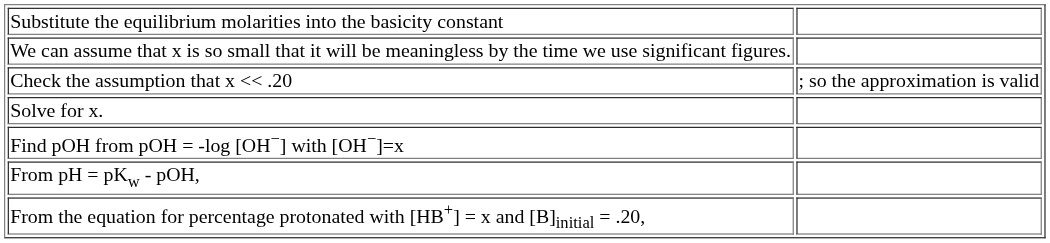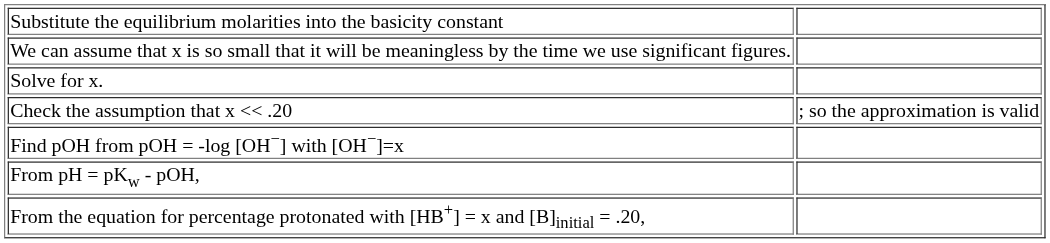rows swapped: (57, 110) <-> (151, 80)
